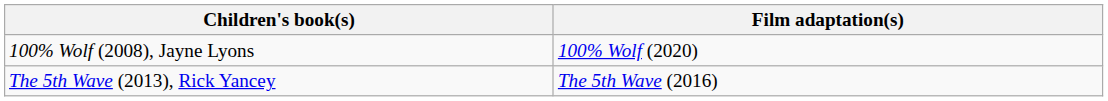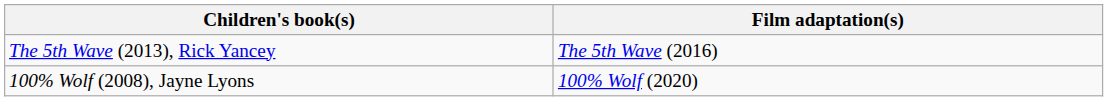rows swapped: (142, 80) <-> (132, 50)
